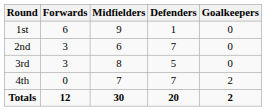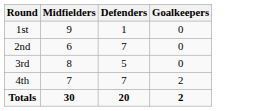- column: (65, 13)
